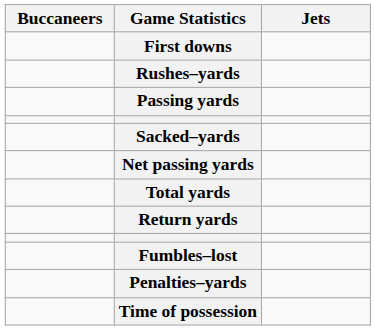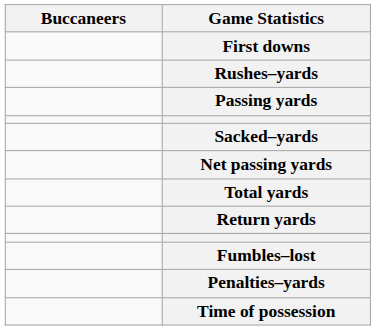- column: (316, 18)
